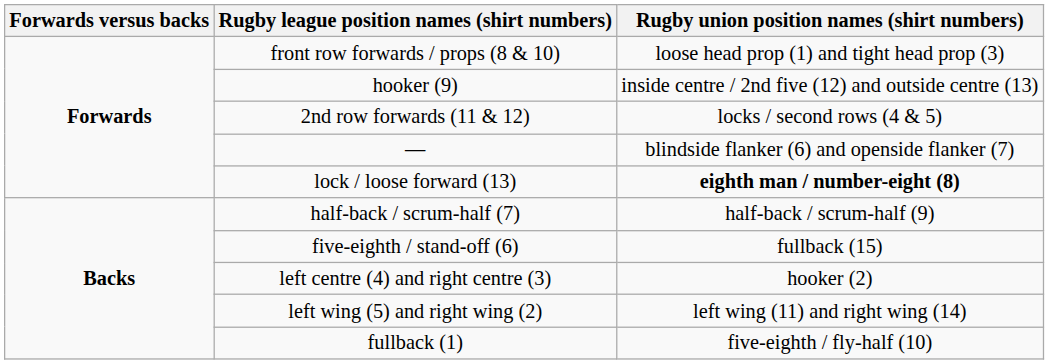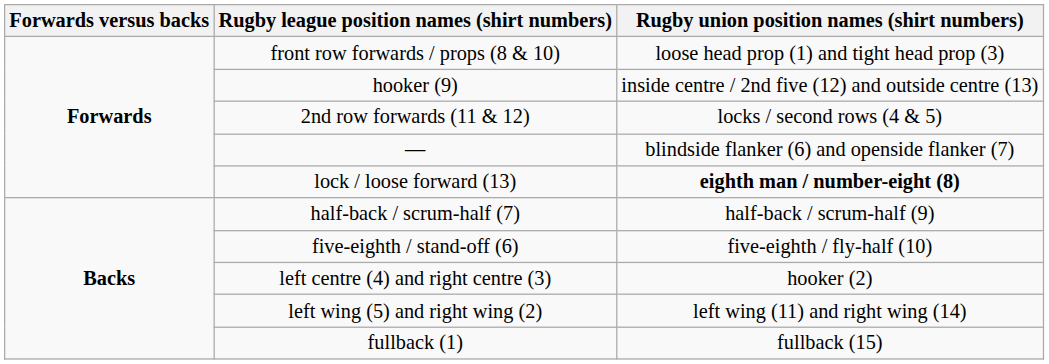(830, 246) fullback (15) -> (830, 246) five-eighth / fly-half (10)
(830, 342) five-eighth / fly-half (10) -> (830, 342) fullback (15)
